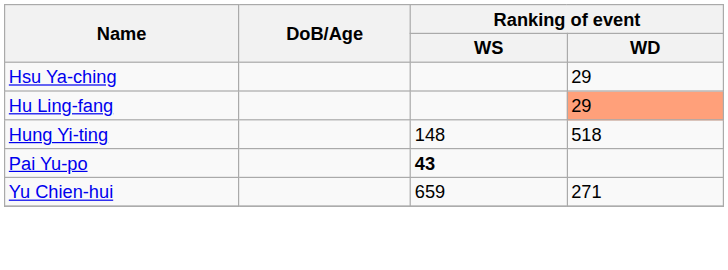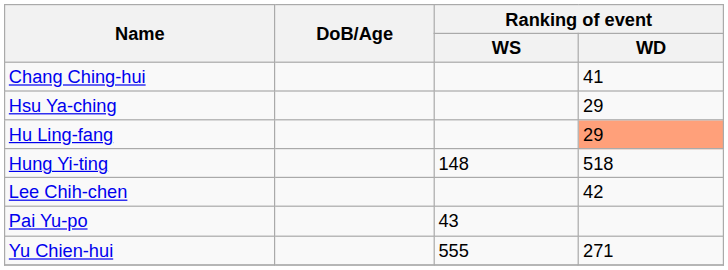+ row: (77, 77)
+ row: (68, 192)
(425, 164) bold -> (449, 221) normal
(430, 192) 659 -> (454, 250) 555
